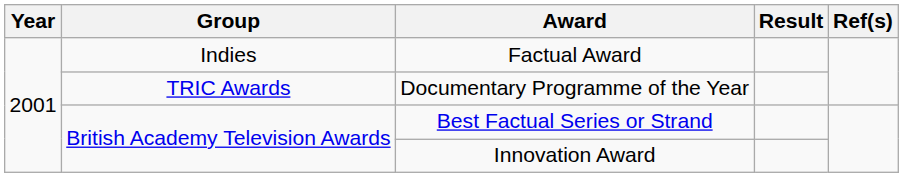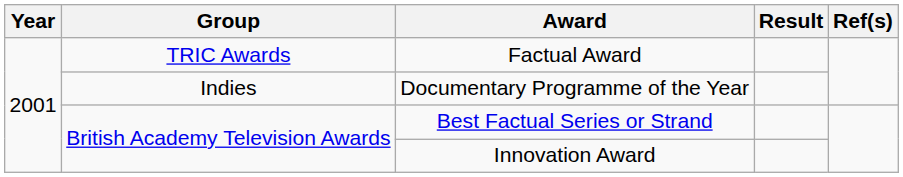(228, 54) Indies -> (228, 54) TRIC Awards
(228, 88) TRIC Awards -> (228, 88) Indies
